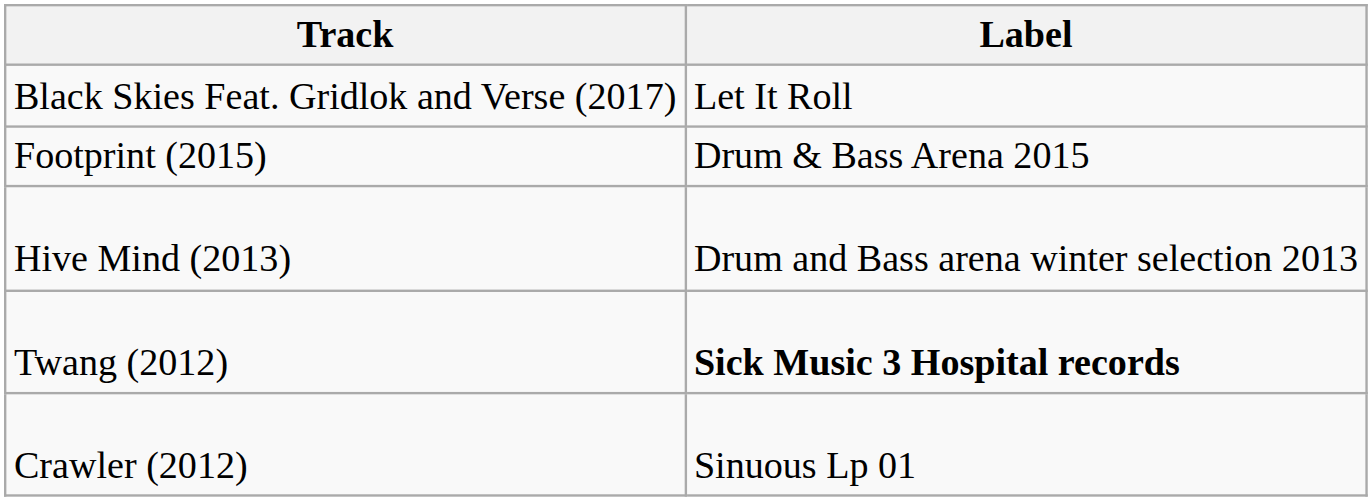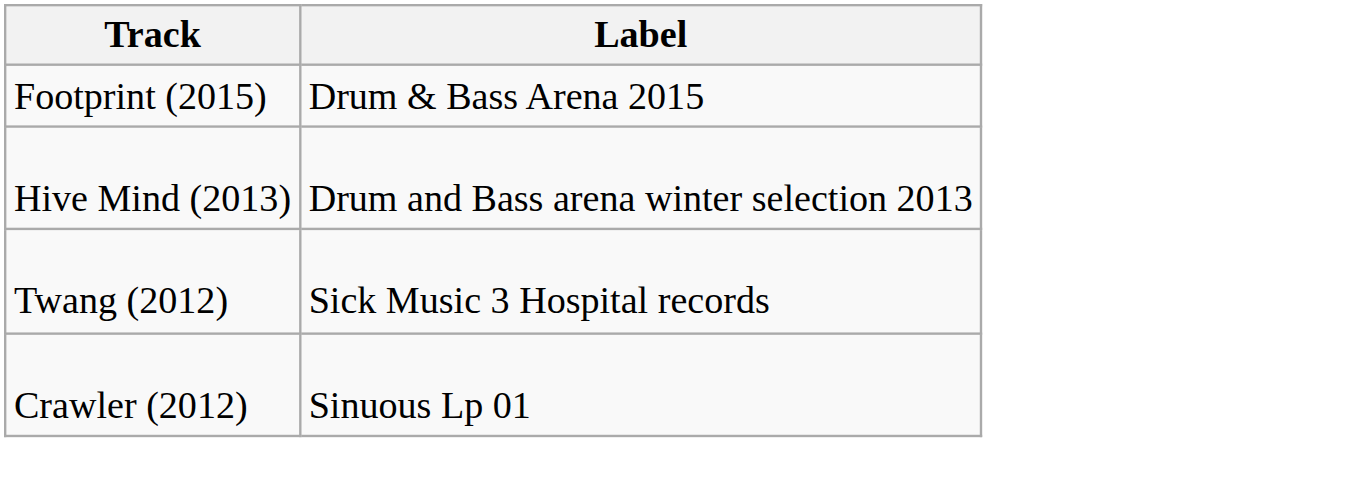- row: (345, 95)
(937, 361) bold -> (539, 301) normal
